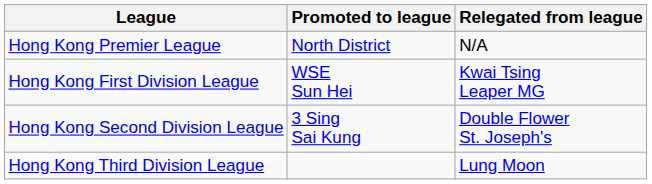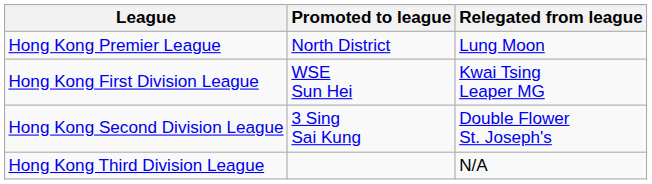(473, 45) N/A -> (502, 45) Lung Moon
(502, 165) Lung Moon -> (473, 165) N/A
